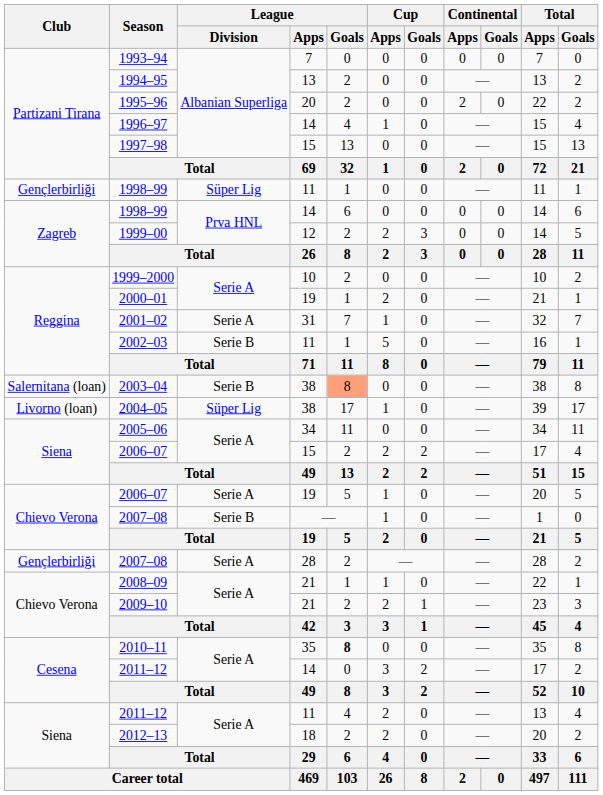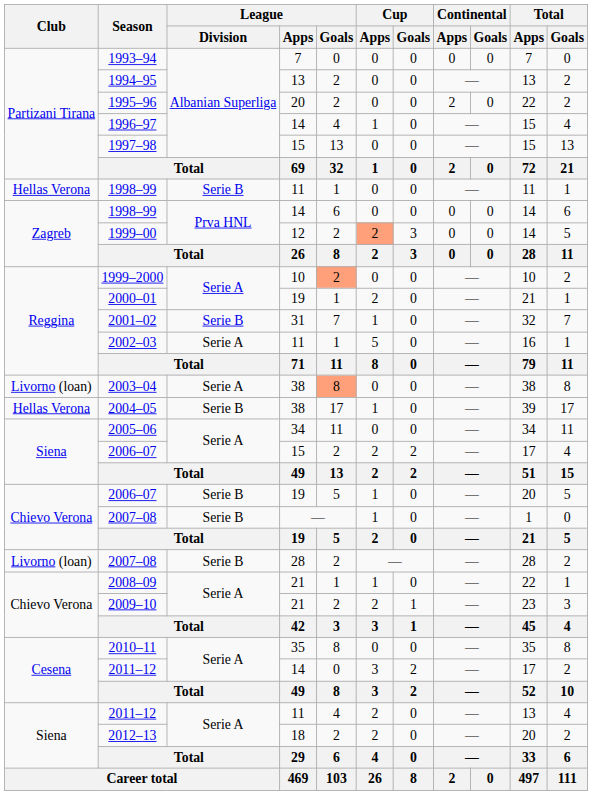(57, 189) Gençlerbirliği -> (51, 189) Hellas Verona
(234, 189) Süper Lig -> (223, 189) Serie B
(386, 233) no background -> (375, 233) lightsalmon background
(347, 277) no background -> (336, 277) lightsalmon background
(234, 320) Serie A -> (223, 320) Serie B
(234, 342) Serie B -> (223, 342) Serie A
(57, 386) Salernitana (loan) -> (51, 386) Livorno (loan)
(234, 386) Serie B -> (223, 386) Serie A
(57, 408) Livorno (loan) -> (51, 408) Hellas Verona
(234, 408) Süper Lig -> (223, 408) Serie B
(234, 495) Serie A -> (223, 495) Serie B
(57, 560) Gençlerbirliği -> (51, 560) Livorno (loan)
(234, 560) Serie A -> (223, 560) Serie B
(347, 648) bold -> (336, 648) normal
